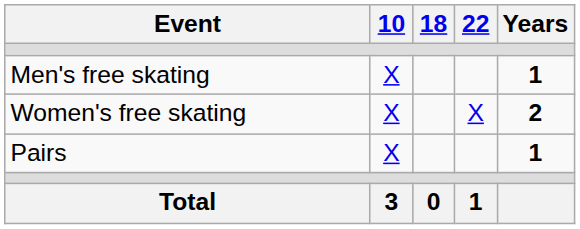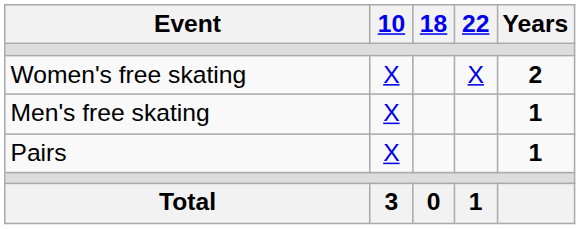rows swapped: (110, 74) <-> (128, 113)
